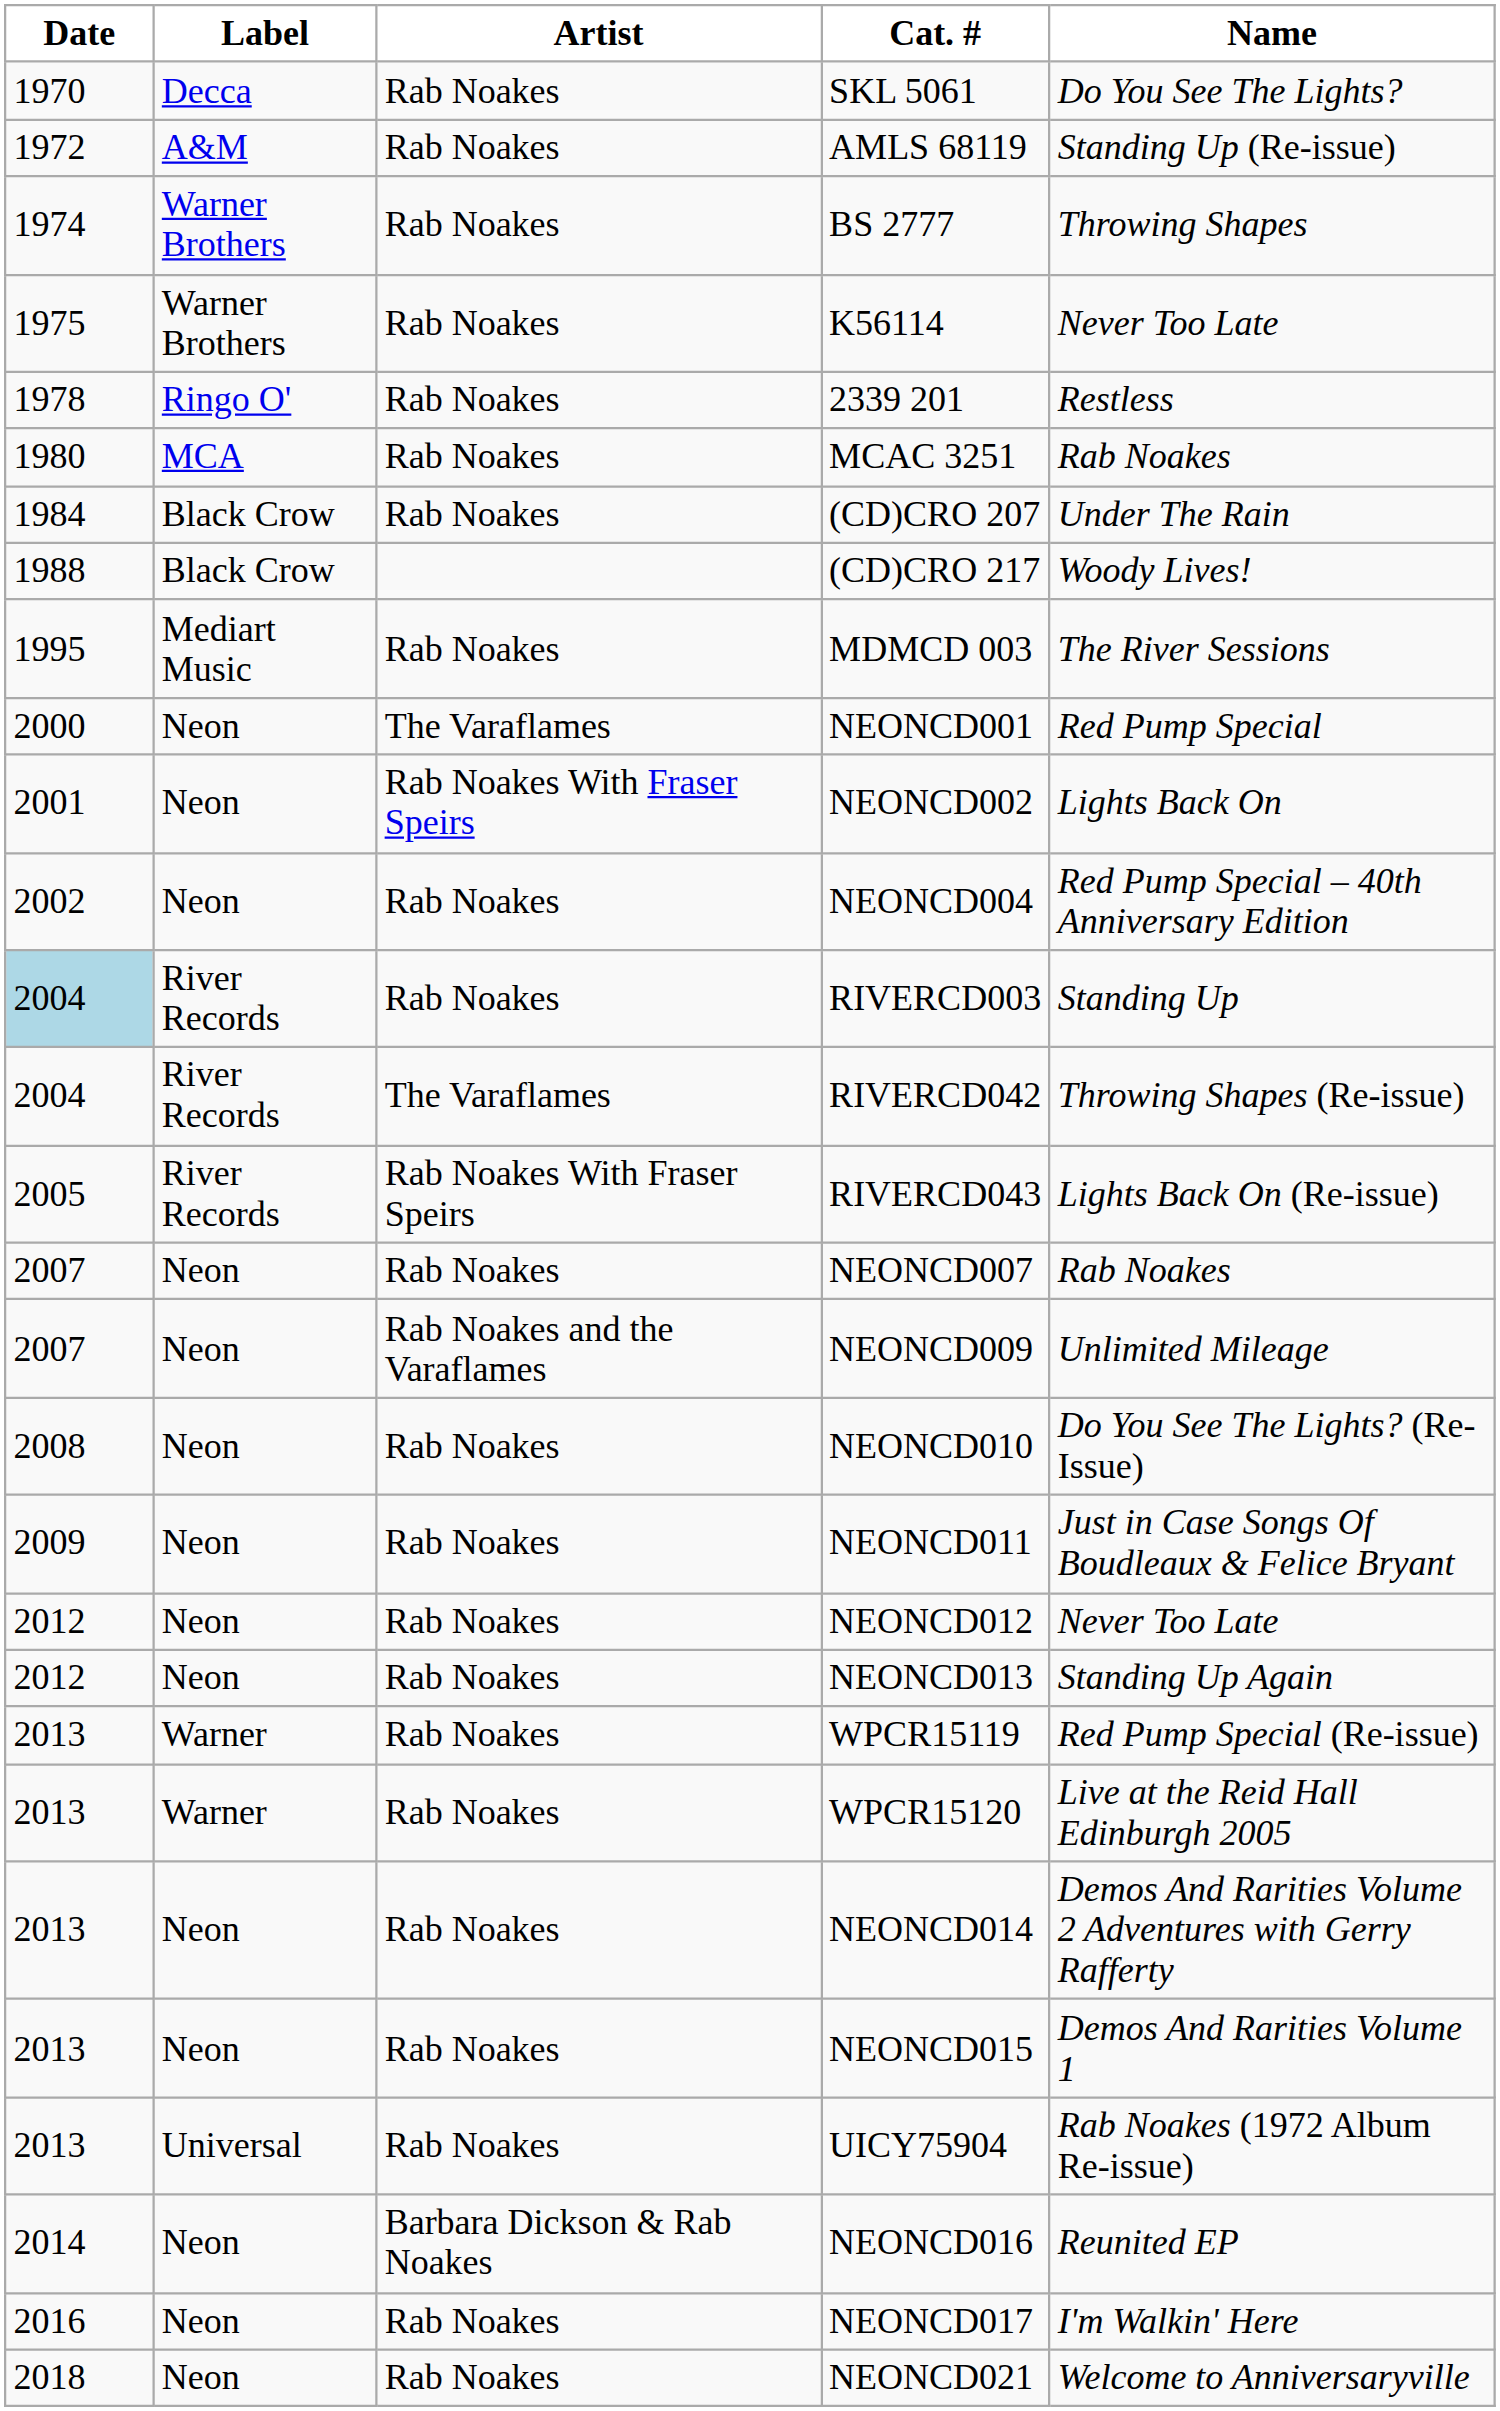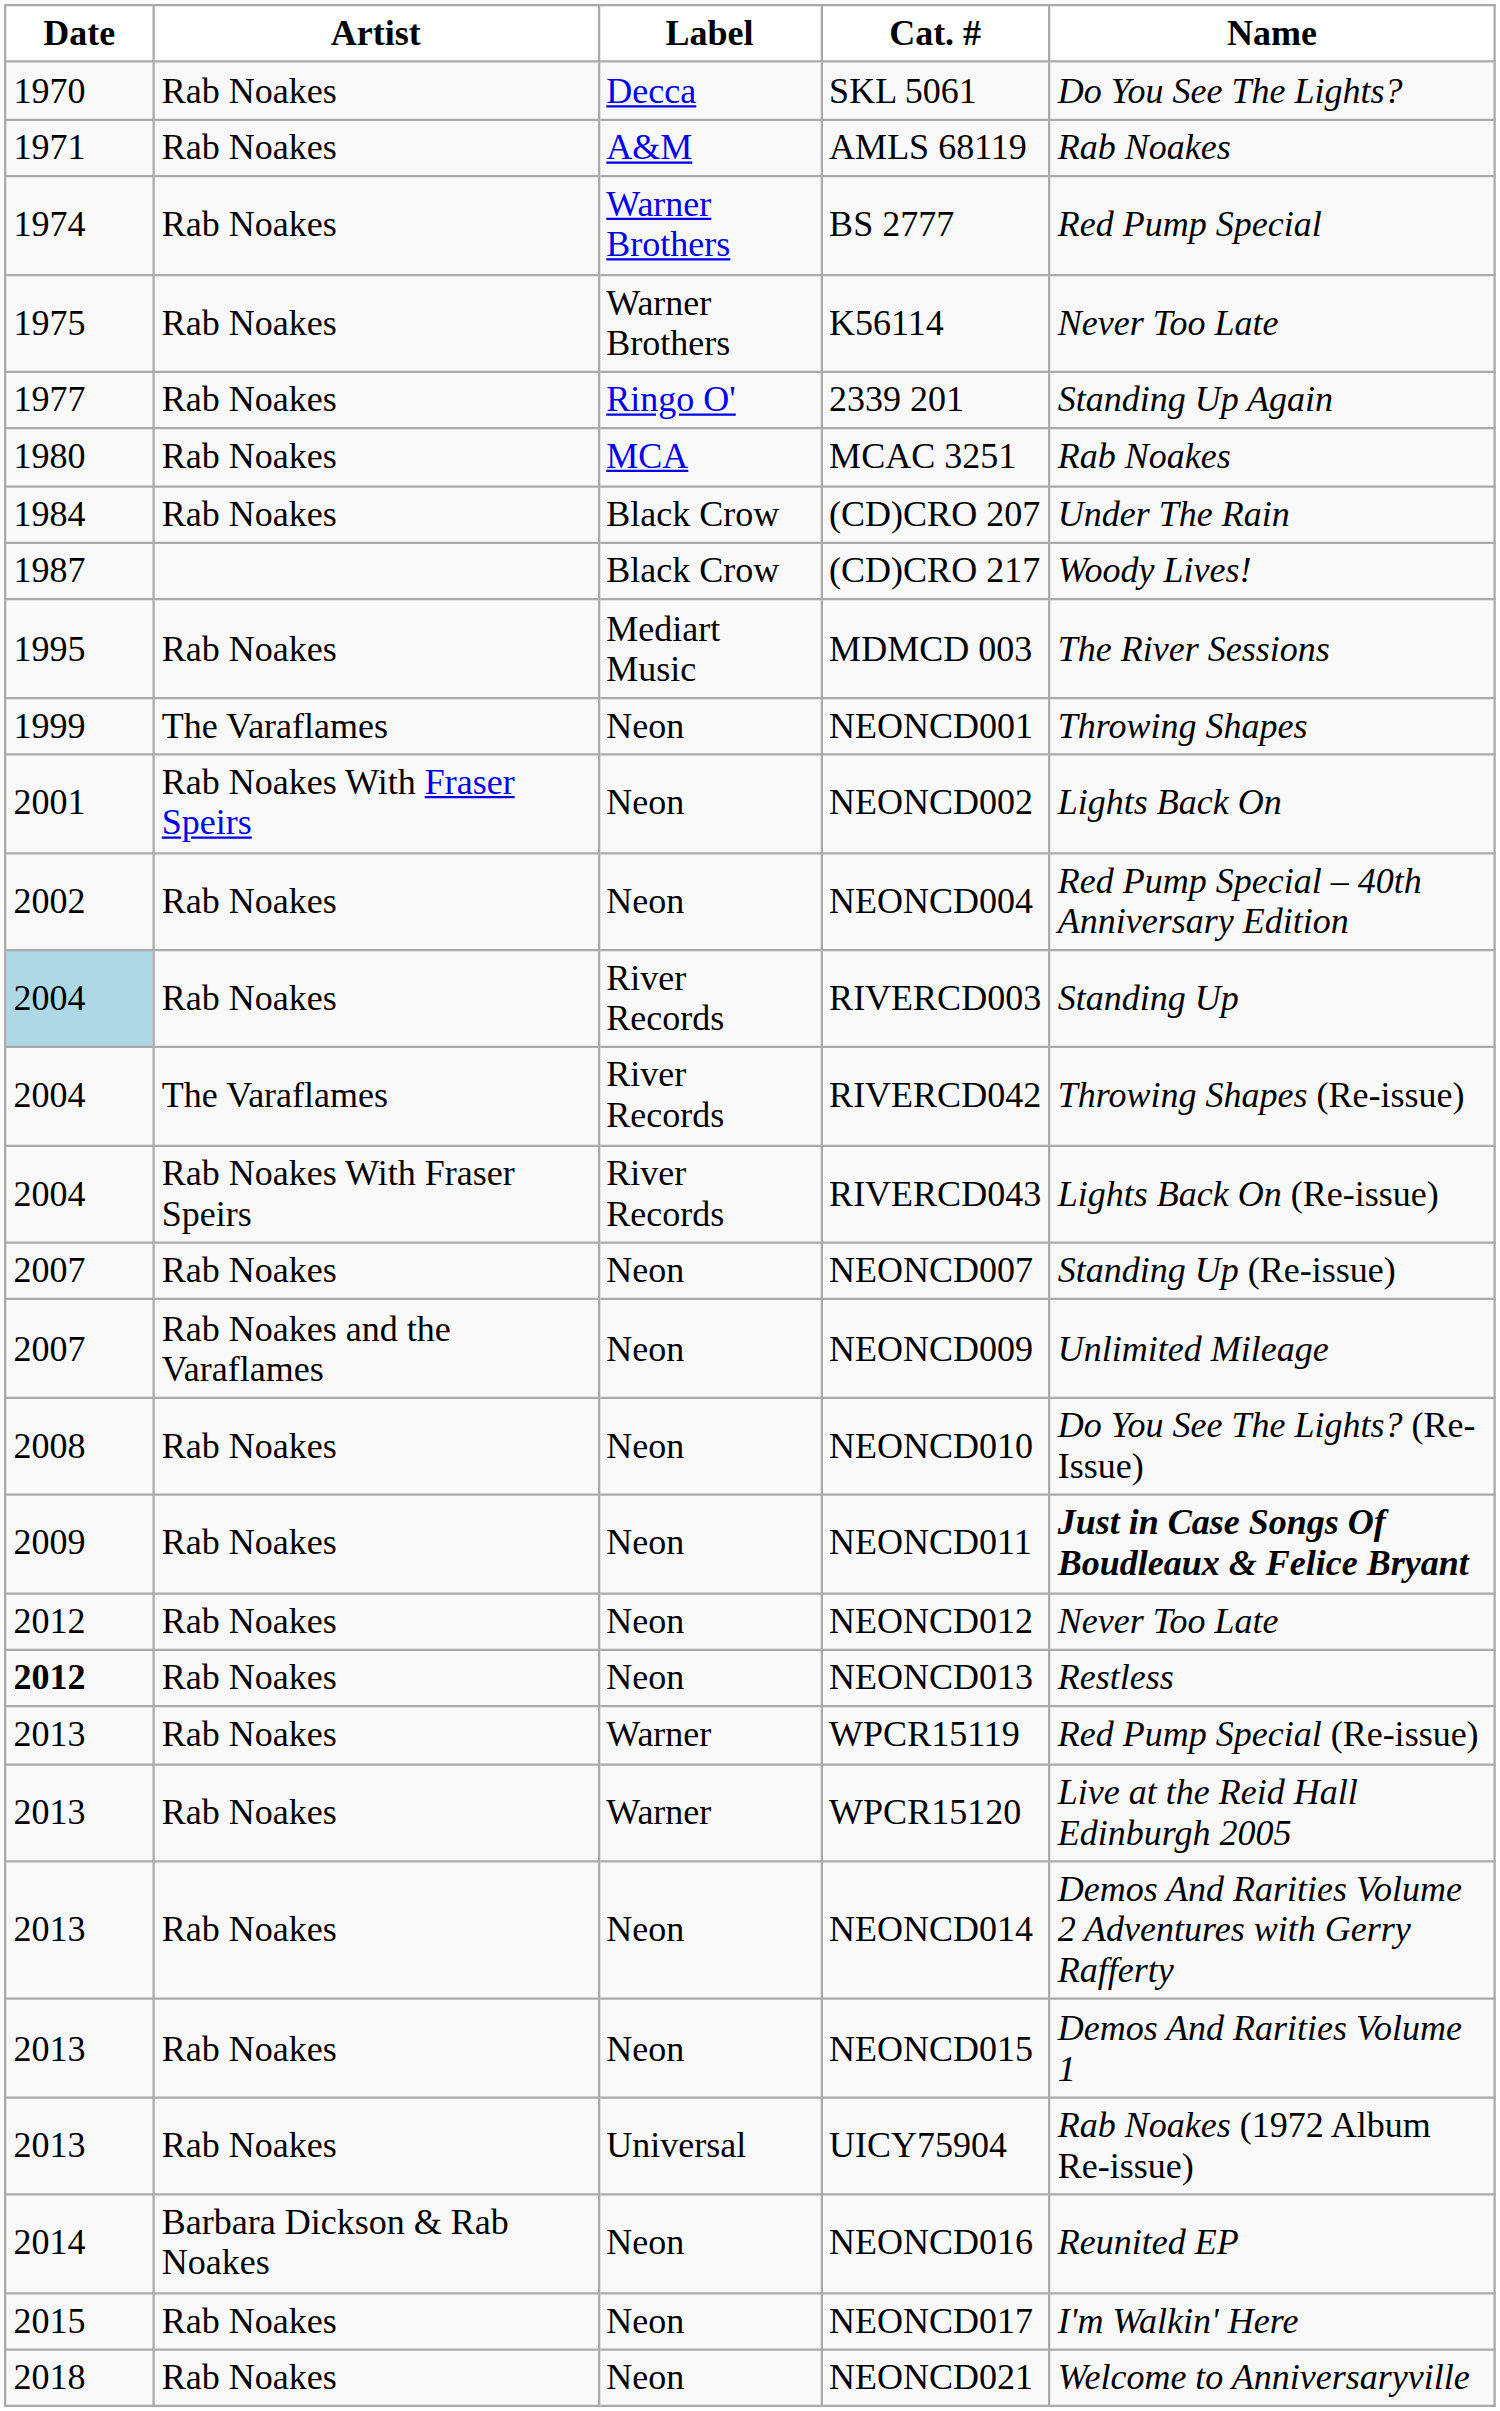columns swapped: (599, 33) <-> (265, 33)
(49, 147) 1972 -> (49, 147) 1971
(1227, 147) Standing Up (Re-issue) -> (1144, 147) Rab Noakes
(1183, 224) Throwing Shapes -> (1190, 224) Red Pump Special
(49, 399) 1978 -> (49, 399) 1977
(1116, 399) Restless -> (1195, 399) Standing Up Again
(49, 570) 1988 -> (49, 570) 1987
(49, 725) 2000 -> (49, 725) 1999
(1190, 725) Red Pump Special -> (1183, 725) Throwing Shapes
(49, 1193) 2005 -> (49, 1193) 2004
(1144, 1270) Rab Noakes -> (1227, 1270) Standing Up (Re-issue)
(1256, 1543) normal -> (1263, 1543) bold
(49, 1677) normal -> (49, 1677) bold
(1195, 1677) Standing Up Again -> (1116, 1677) Restless
(49, 2320) 2016 -> (49, 2320) 2015
